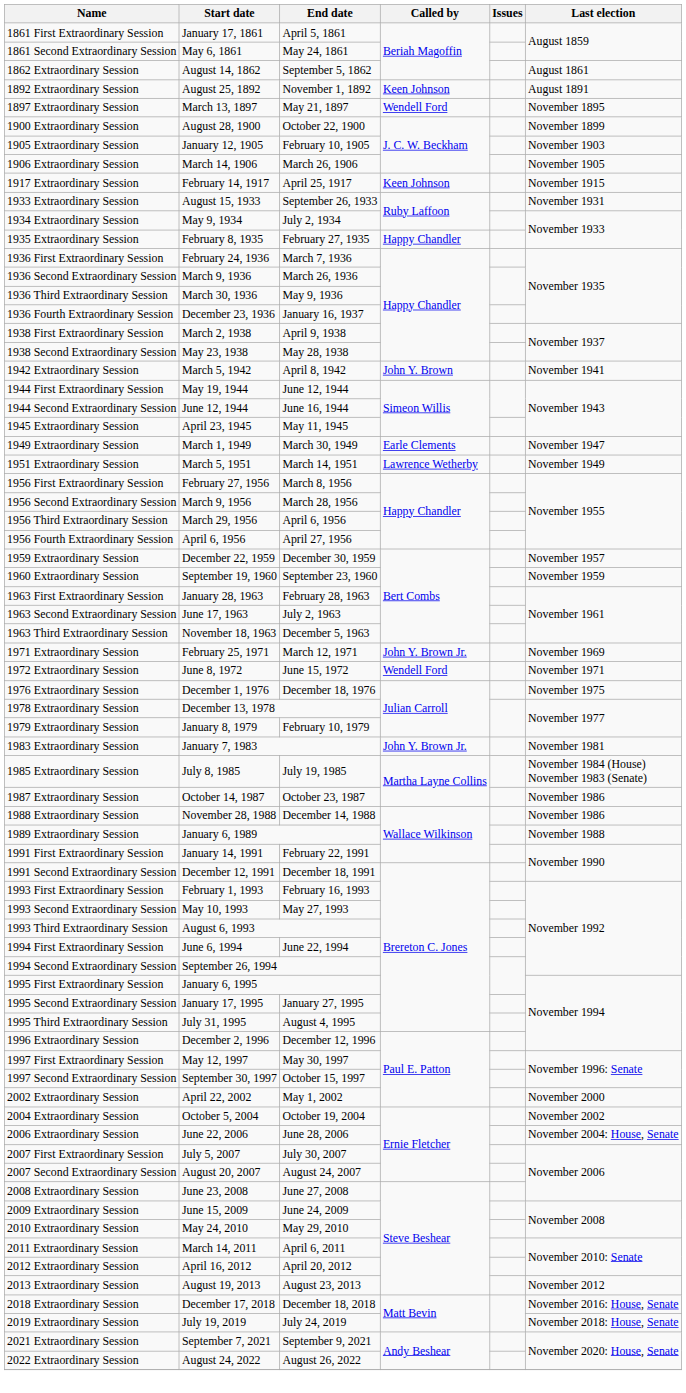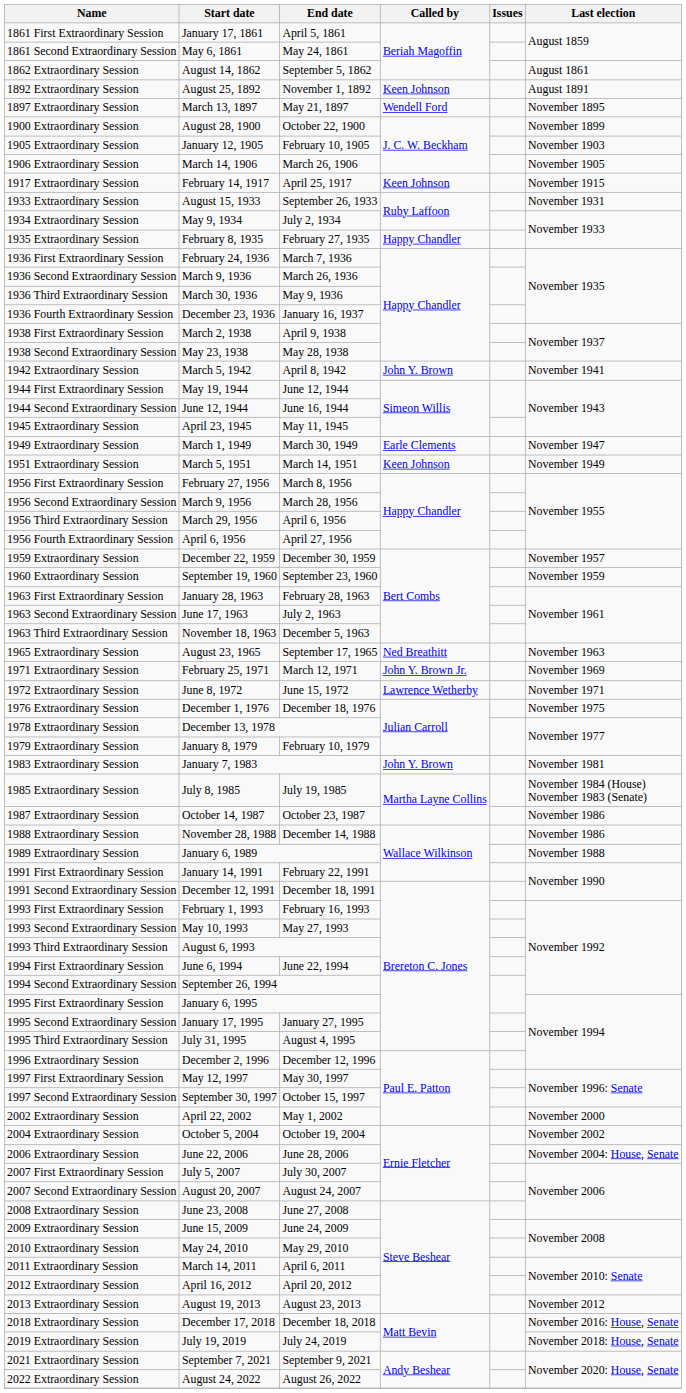(430, 464) Lawrence Wetherby -> (416, 464) Keen Johnson
+ row: (73, 652)
(415, 671) Wendell Ford -> (430, 689) Lawrence Wetherby
(425, 746) John Y. Brown Jr. -> (418, 764) John Y. Brown
